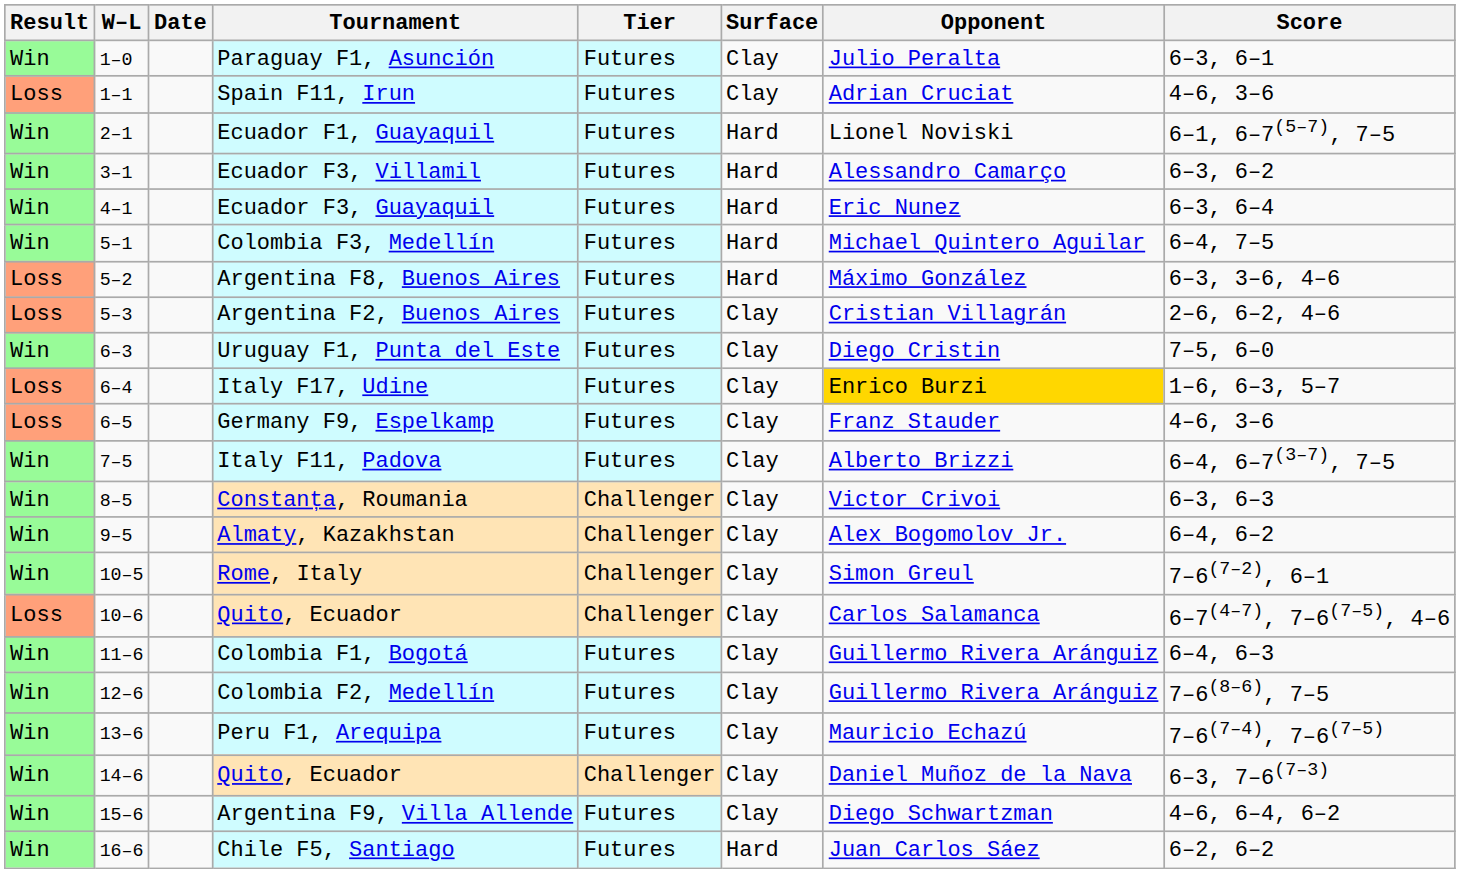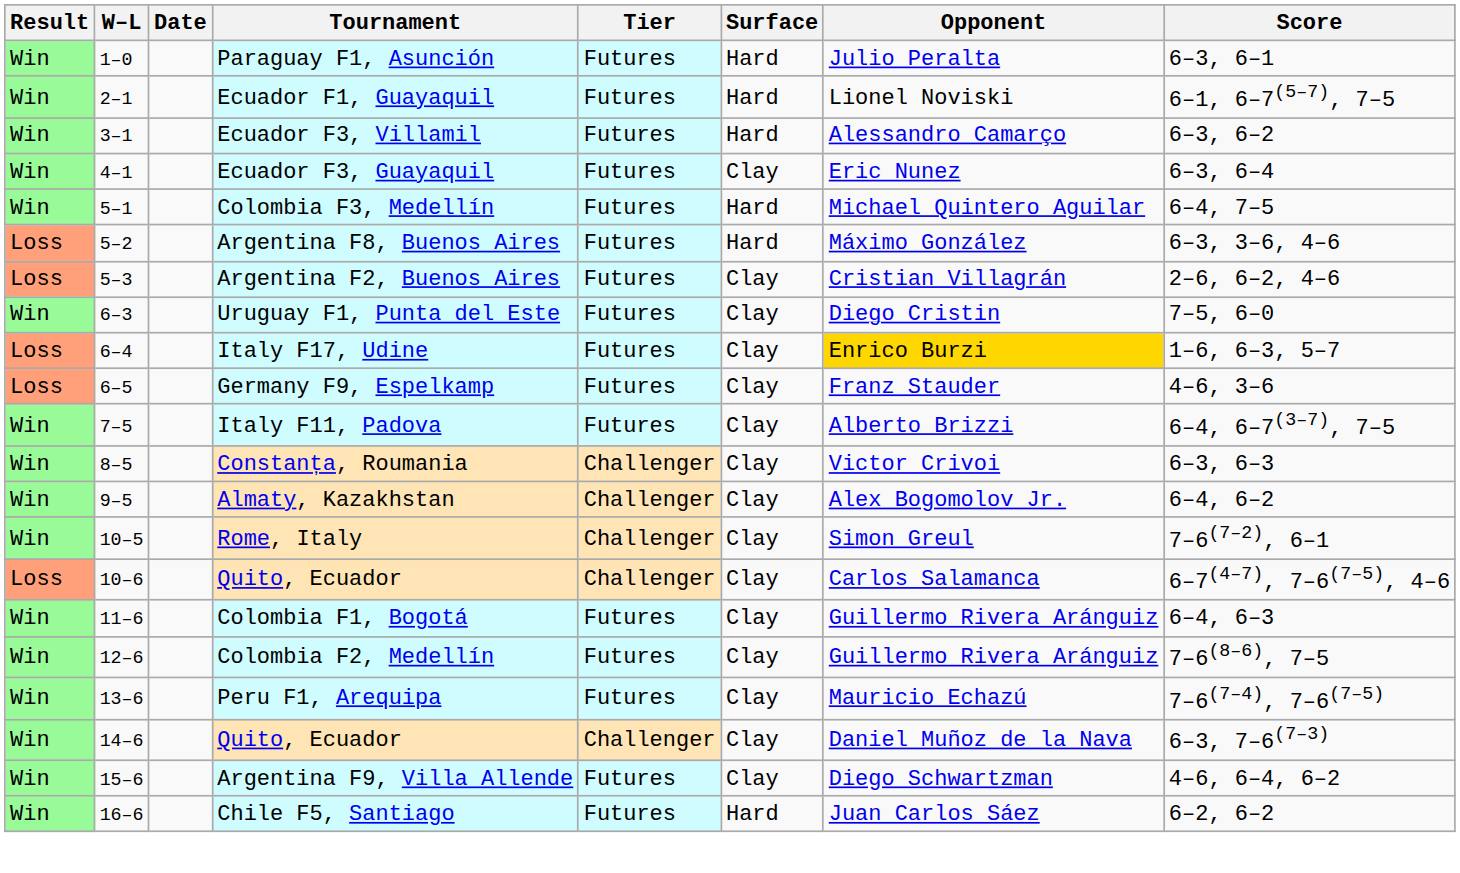(752, 59) Clay -> (752, 59) Hard
- row: (116, 95)
(752, 207) Hard -> (752, 172) Clay
